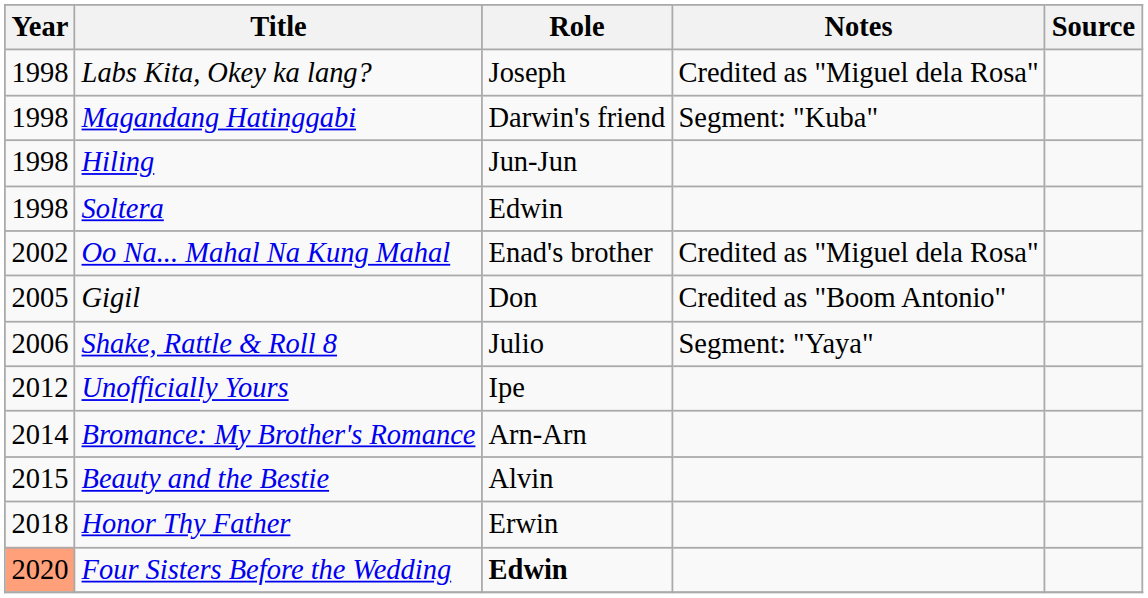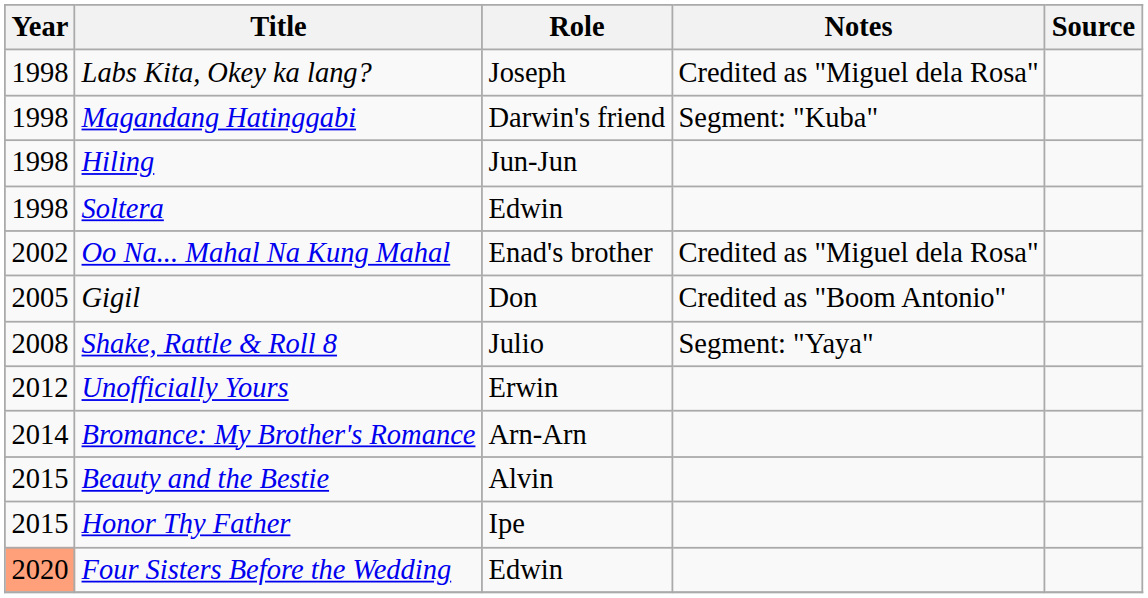(40, 343) 2006 -> (40, 343) 2008
(507, 388) Ipe -> (523, 388) Erwin
(40, 523) 2018 -> (40, 523) 2015
(523, 523) Erwin -> (507, 523) Ipe
(528, 569) bold -> (526, 569) normal
